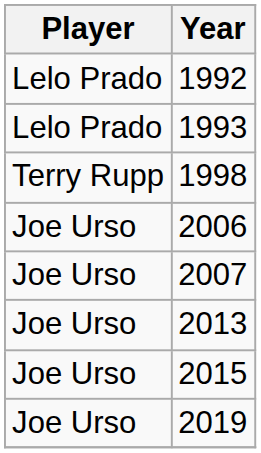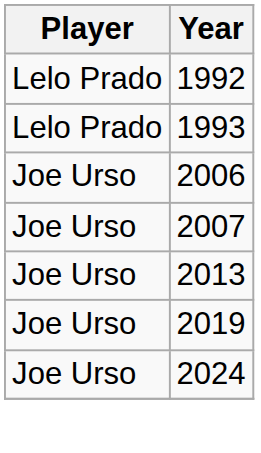- row: (213, 176)
- row: (213, 373)
+ row: (211, 373)
